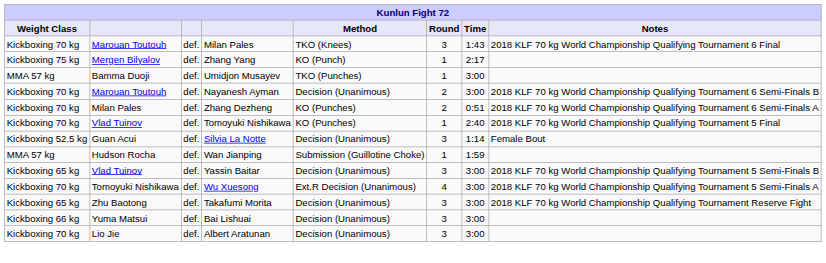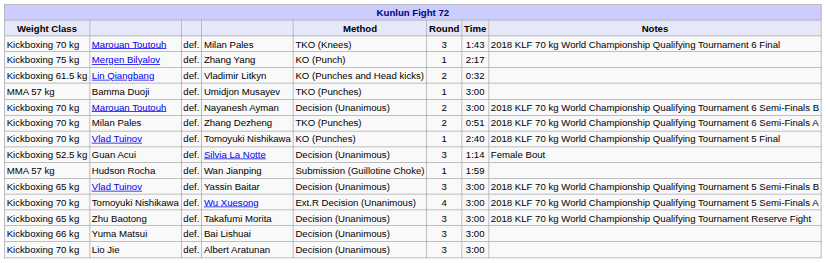+ row: (235, 75)
(326, 107) KO (Punches) -> (328, 123) TKO (Punches)
